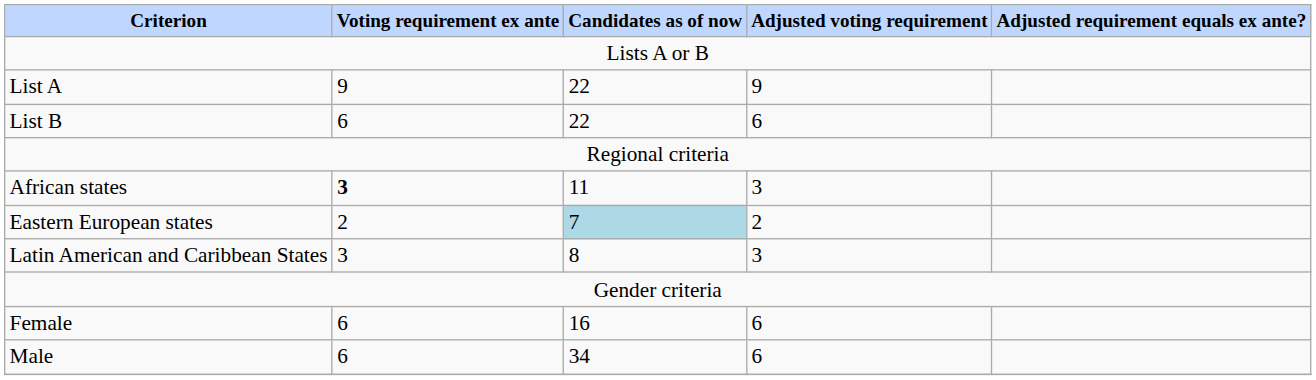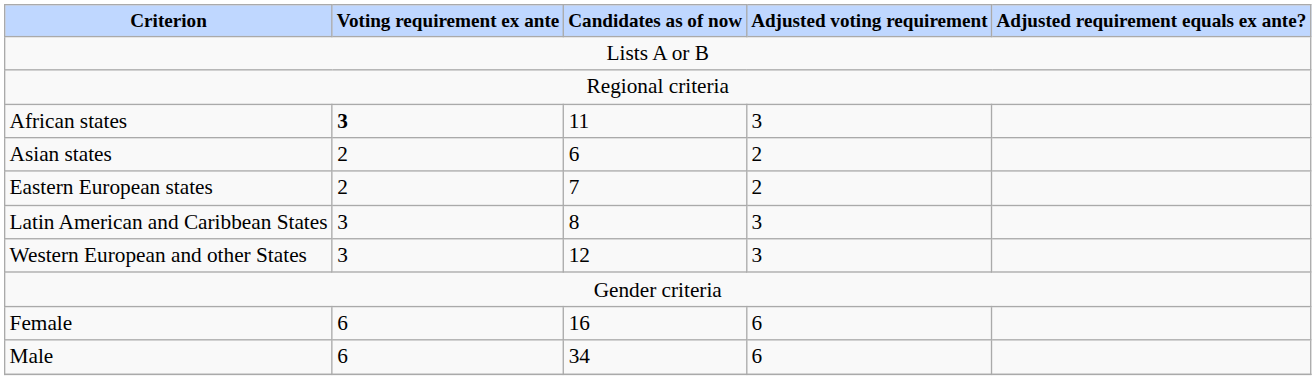- row: (36, 86)
- row: (36, 120)
+ row: (61, 154)
(574, 221) lightblue background -> (574, 187) no background
+ row: (158, 255)
